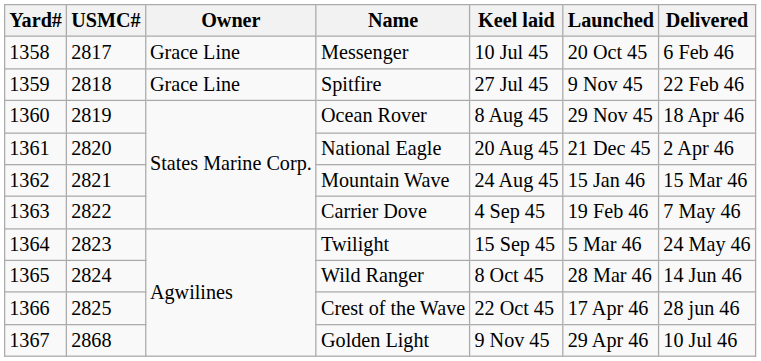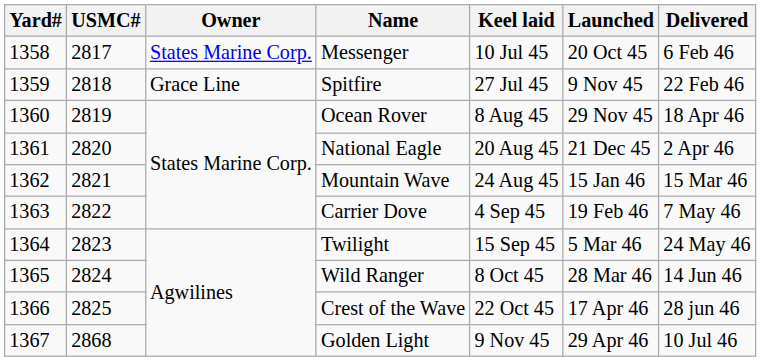(195, 52) Grace Line -> (231, 52) States Marine Corp.
